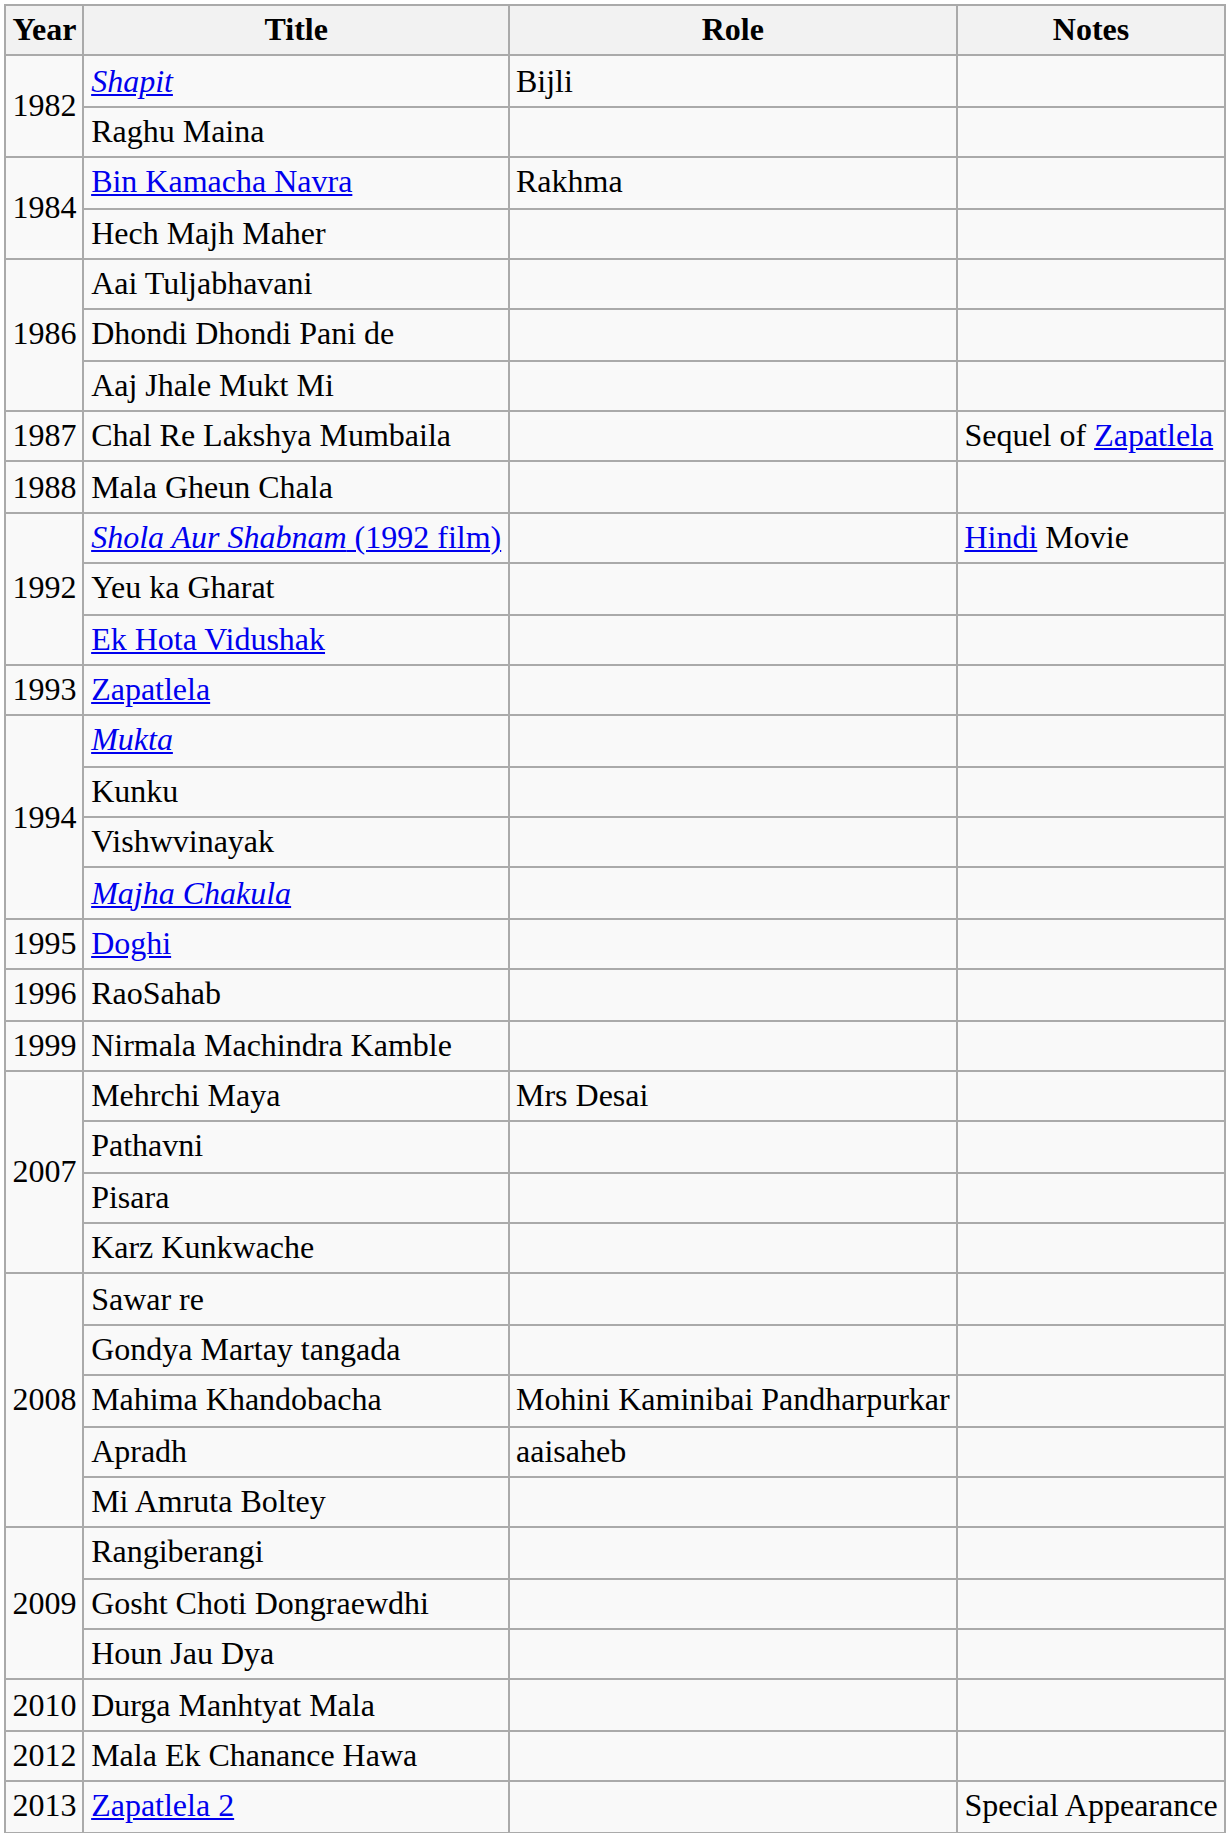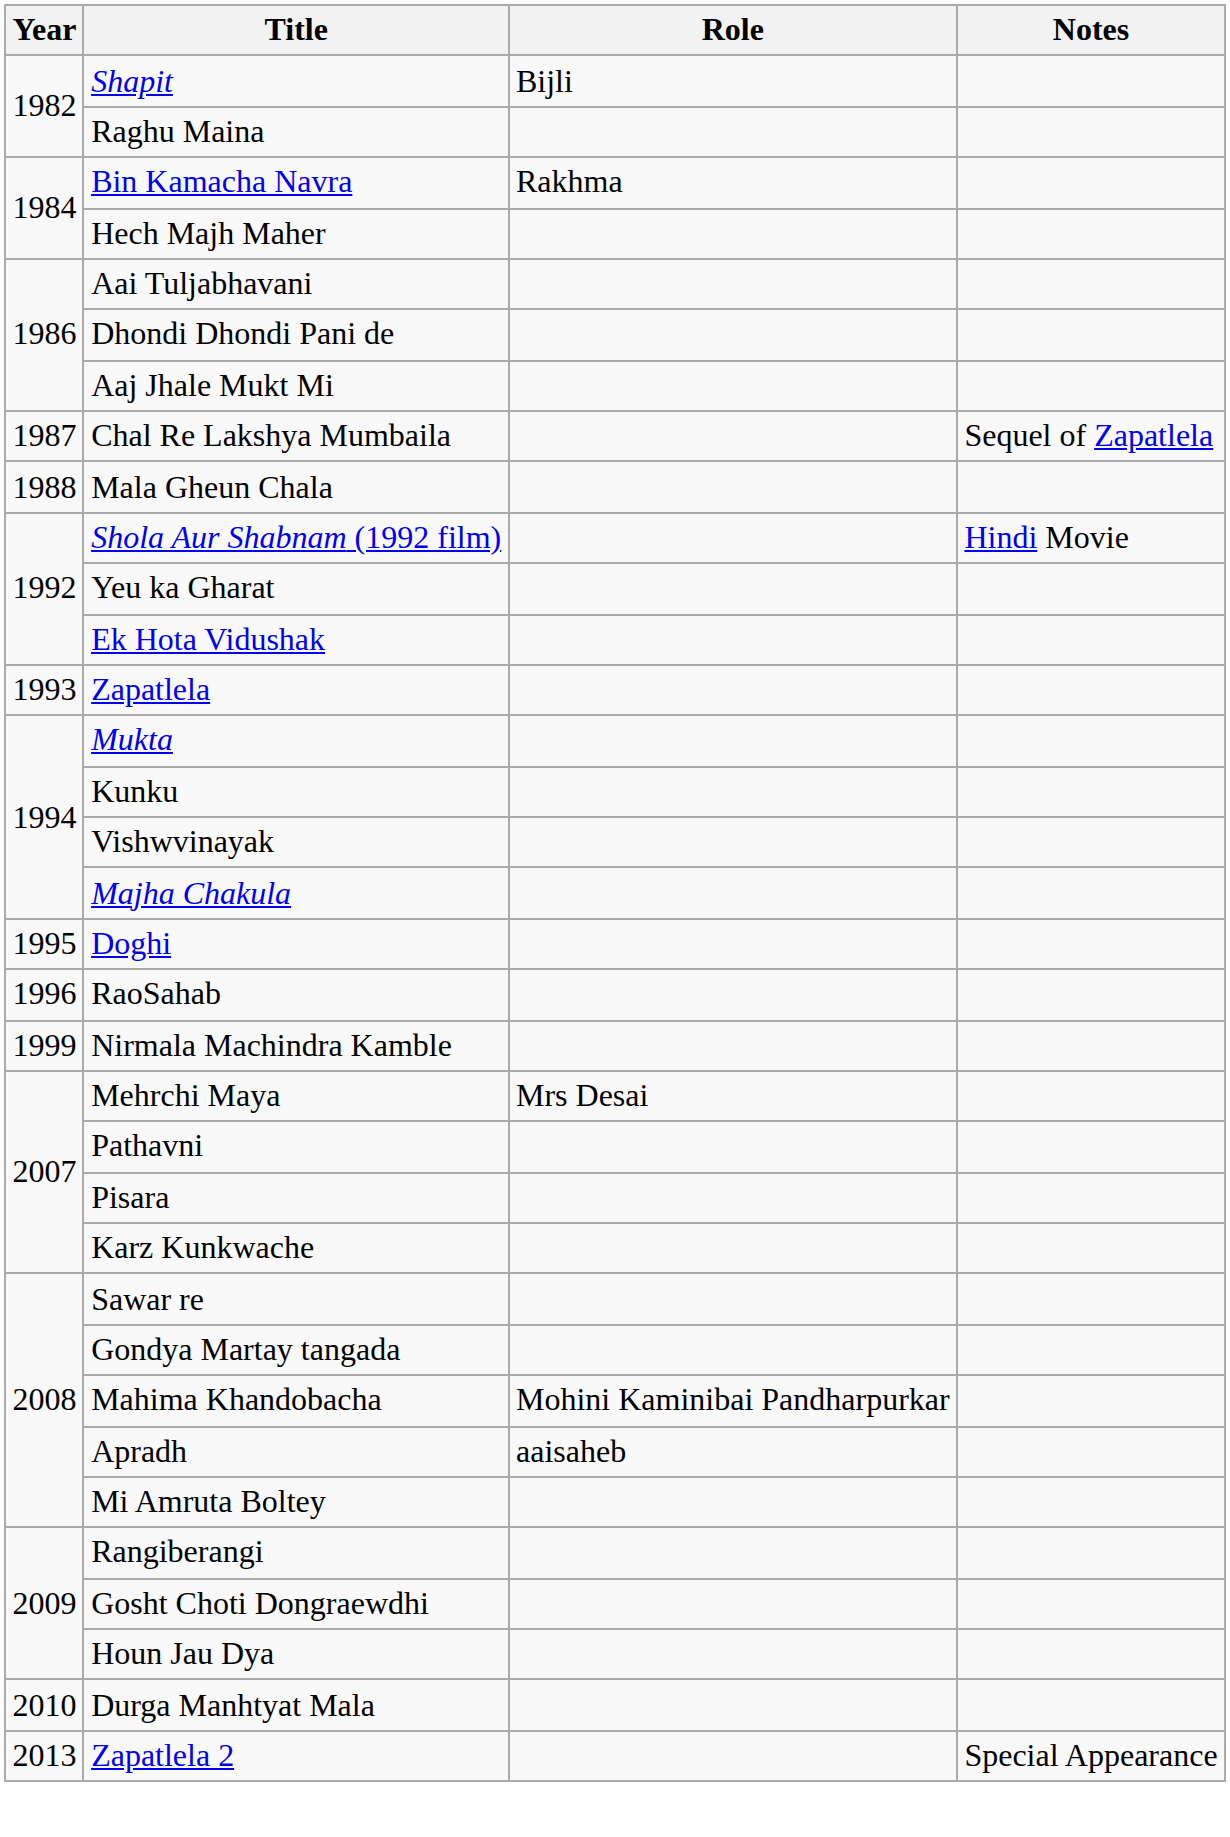- row: (254, 1755)
